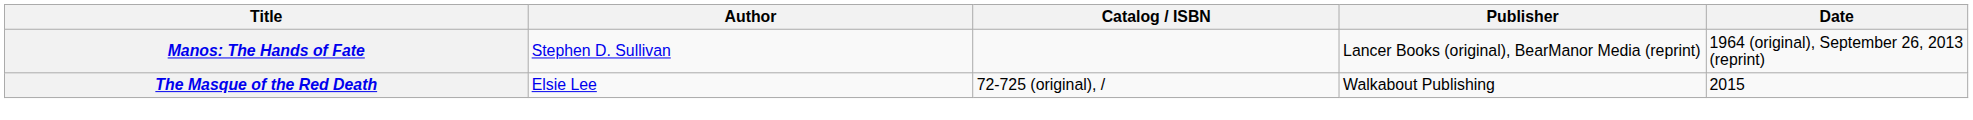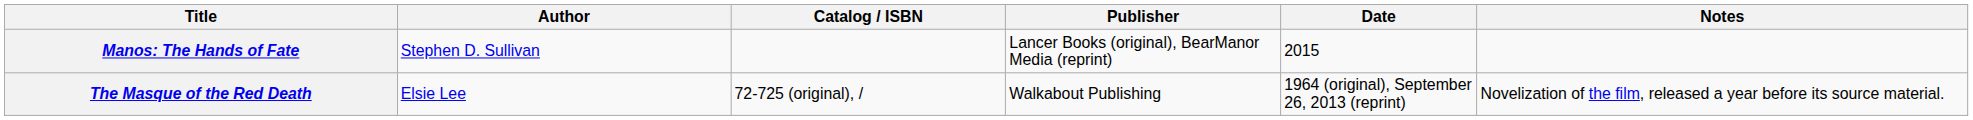+ column: (1722, 17)
(1836, 51) 1964 (original), September 26, 2013 (reprint) -> (1302, 51) 2015
(1727, 85) 2015 -> (1378, 94) 1964 (original), September 26, 2013 (reprint)
